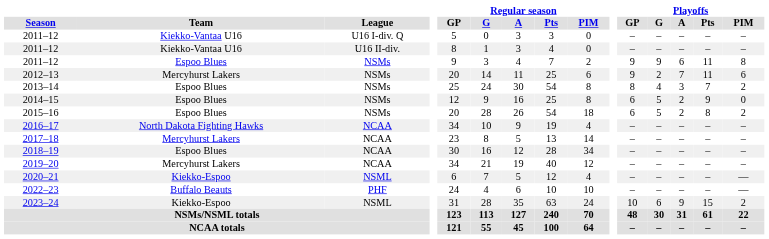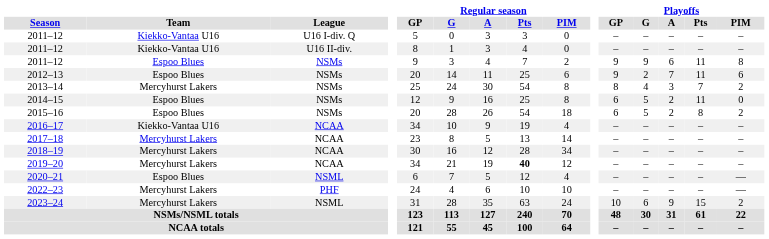(201, 74) Mercyhurst Lakers -> (178, 74) Espoo Blues
(201, 87) Espoo Blues -> (178, 87) Mercyhurst Lakers
(708, 100) 9 -> (701, 100) 11
(201, 125) North Dakota Fighting Hawks -> (178, 125) Kiekko-Vantaa U16
(201, 151) Espoo Blues -> (178, 151) Mercyhurst Lakers
(551, 164) normal -> (525, 164) bold
(201, 176) Kiekko-Espoo -> (178, 176) Espoo Blues
(201, 189) Buffalo Beauts -> (178, 189) Mercyhurst Lakers
(201, 202) Kiekko-Espoo -> (178, 202) Mercyhurst Lakers
